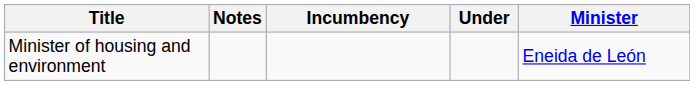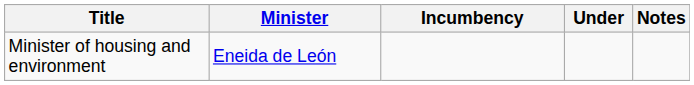columns swapped: (604, 18) <-> (237, 18)
